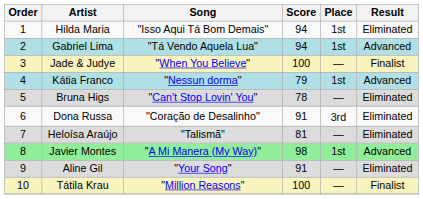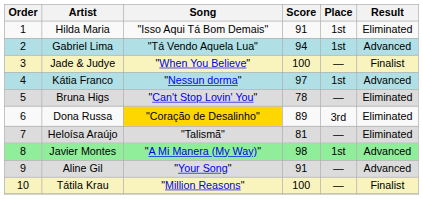(301, 30) 94 -> (301, 30) 91
(301, 81) 79 -> (301, 81) 97
(203, 116) no background -> (203, 116) gold background
(301, 116) 91 -> (301, 116) 89
(387, 168) Eliminated -> (387, 168) Advanced
